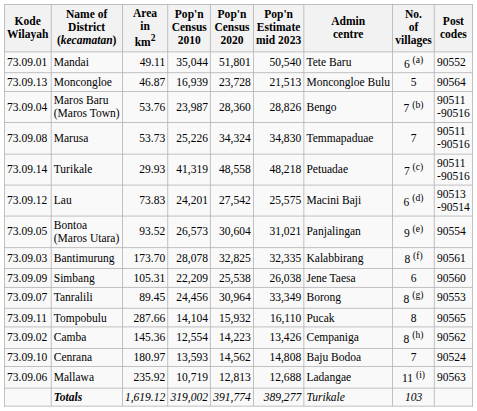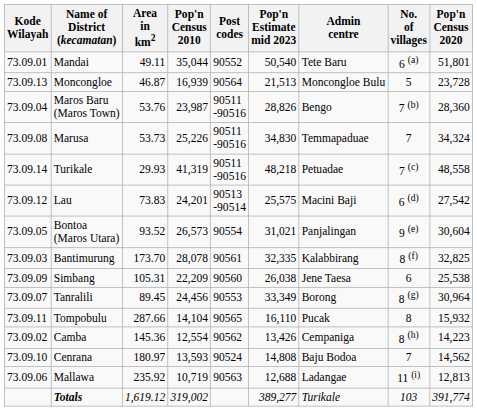columns swapped: (232, 28) <-> (453, 28)
